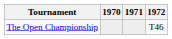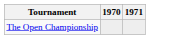- column: (156, 12)
